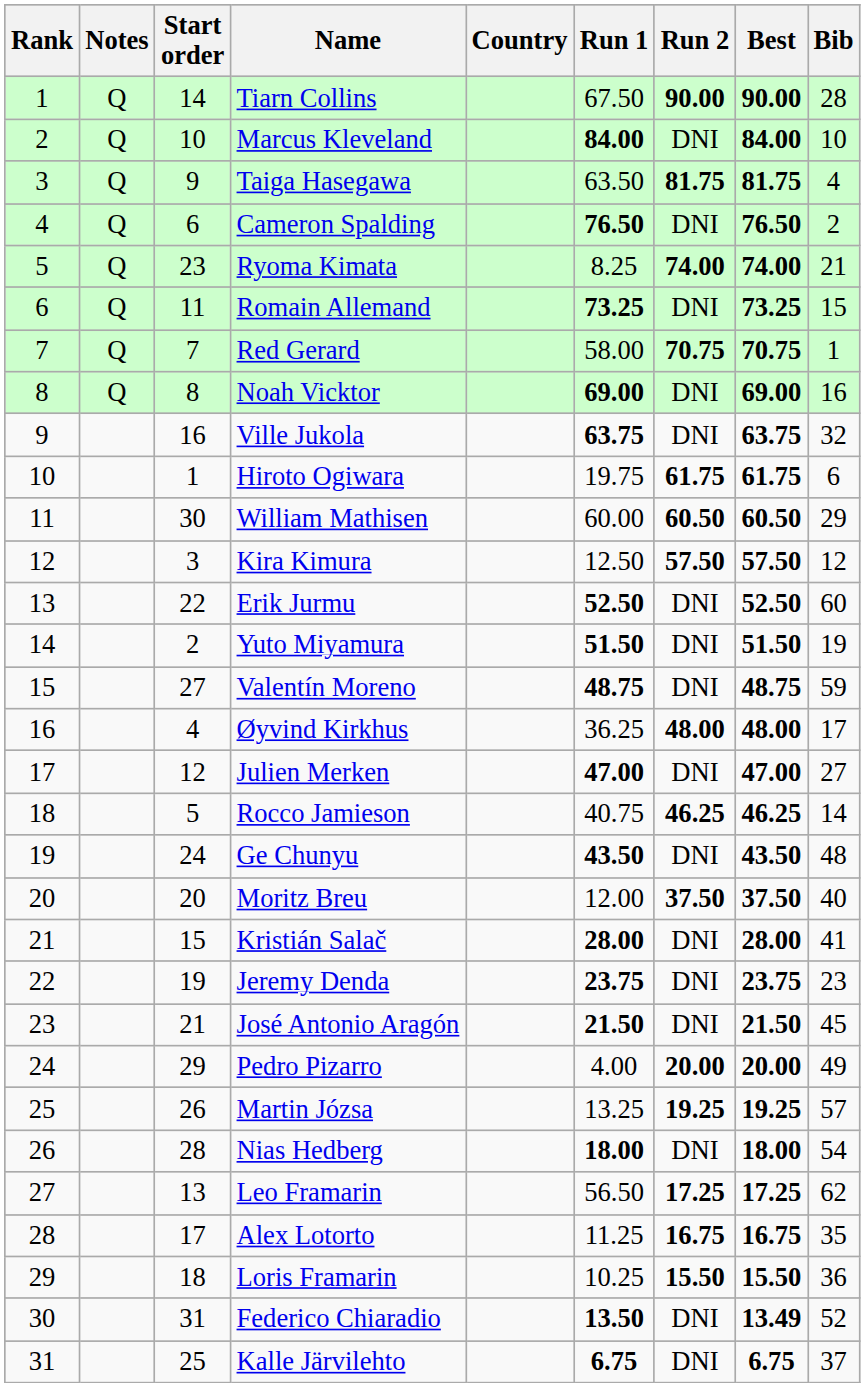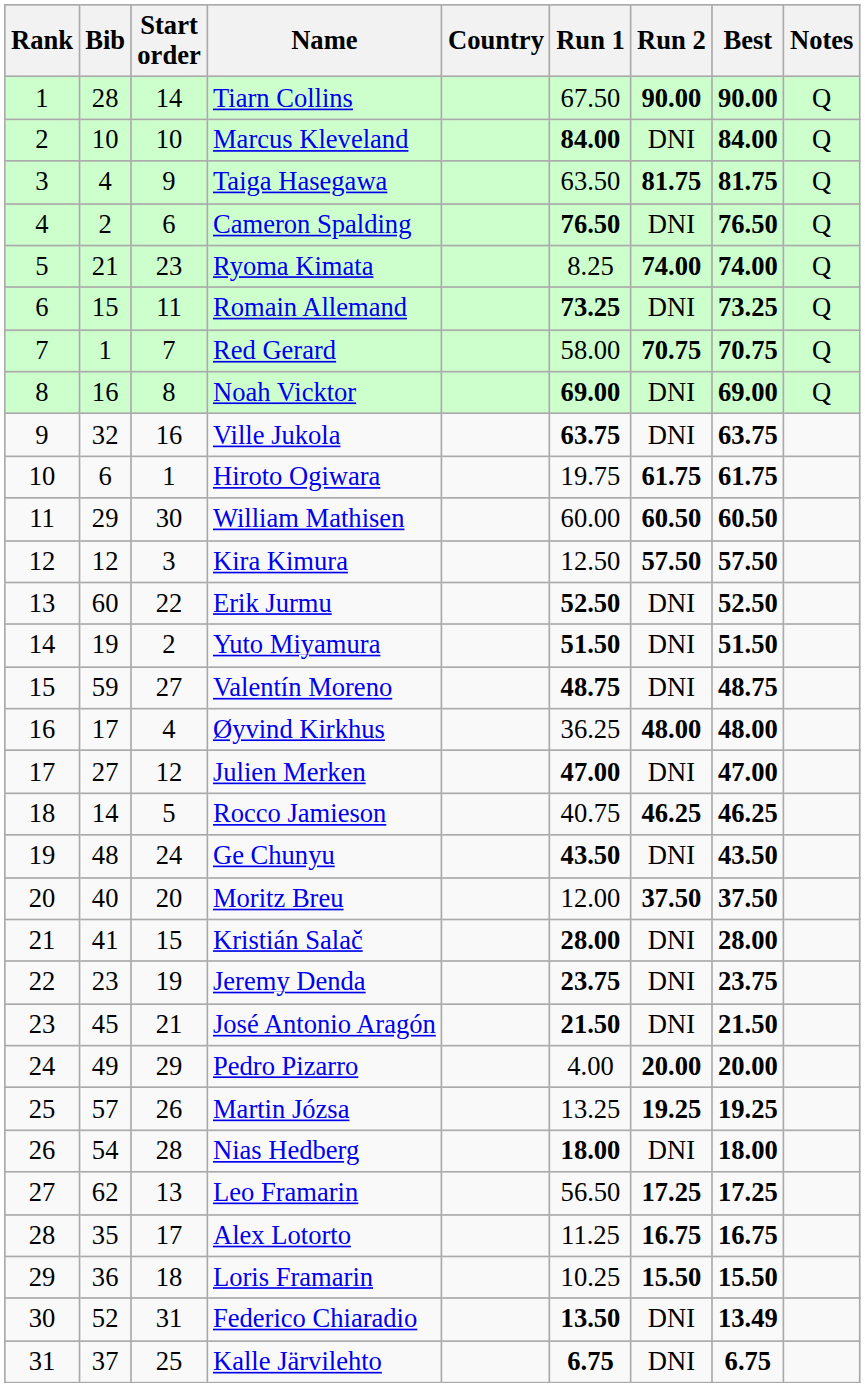columns swapped: (833, 40) <-> (117, 40)
